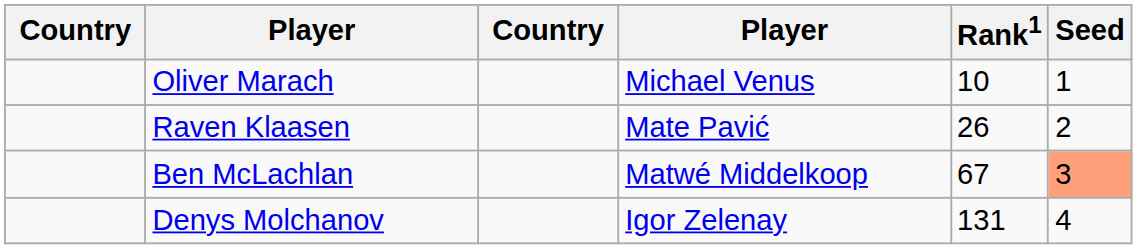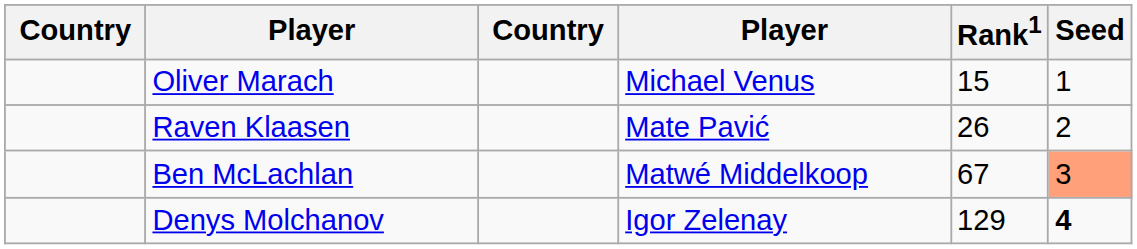(973, 81) 10 -> (973, 81) 15
(981, 220) 131 -> (981, 220) 129
(1063, 220) normal -> (1063, 220) bold
